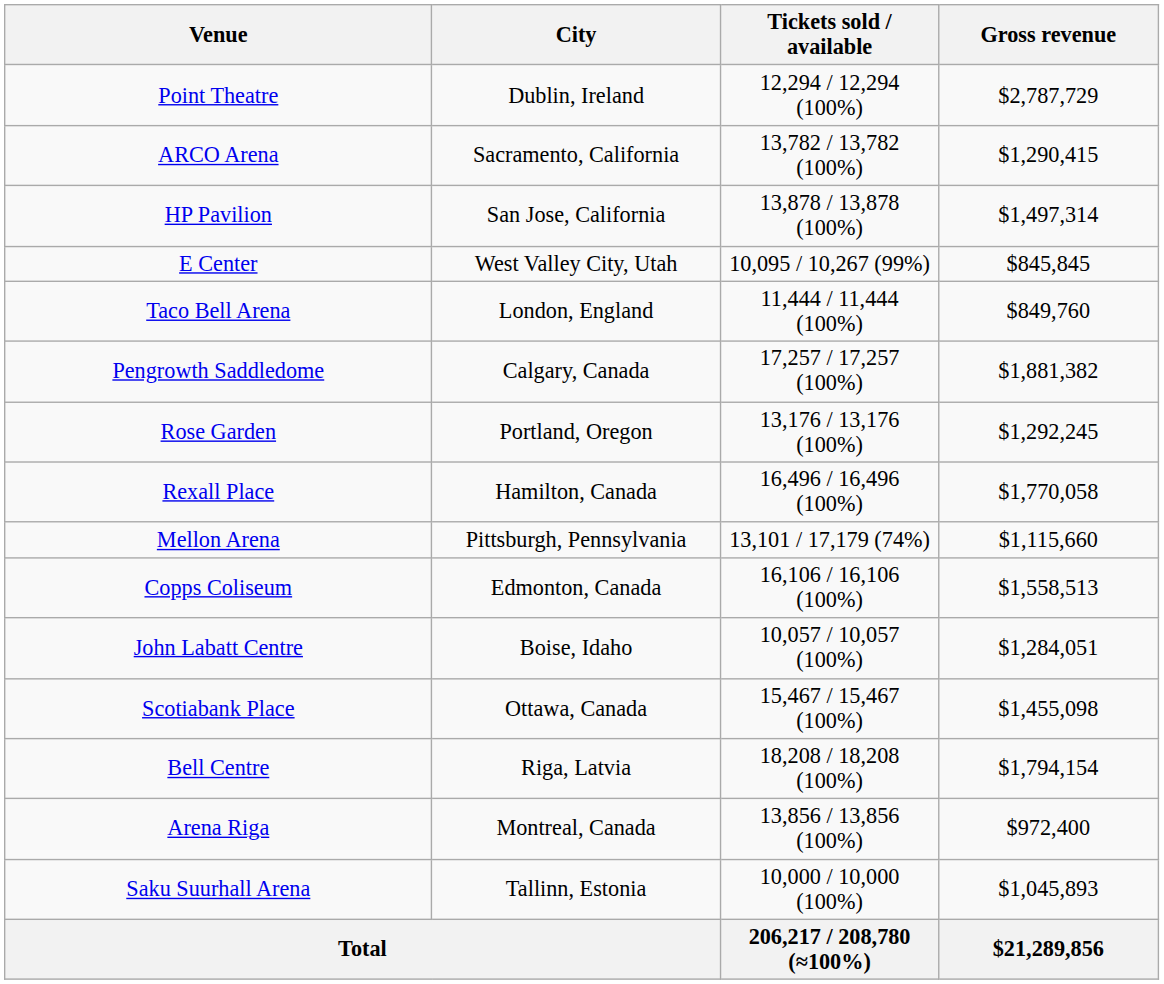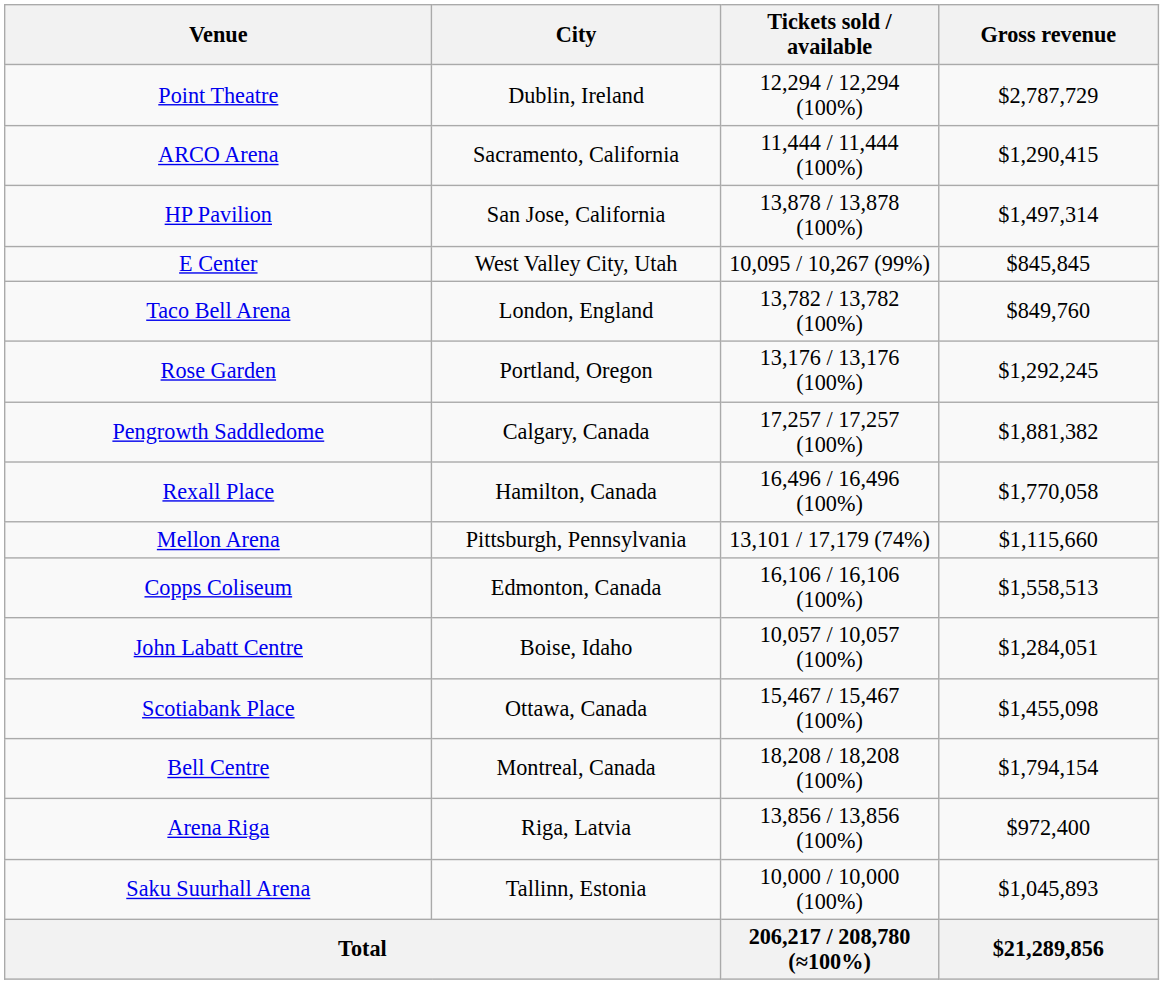(830, 155) 13,782 / 13,782 (100%) -> (830, 155) 11,444 / 11,444 (100%)
(830, 311) 11,444 / 11,444 (100%) -> (830, 311) 13,782 / 13,782 (100%)
rows swapped: (218, 431) <-> (218, 371)
(576, 768) Riga, Latvia -> (576, 768) Montreal, Canada
(576, 828) Montreal, Canada -> (576, 828) Riga, Latvia
